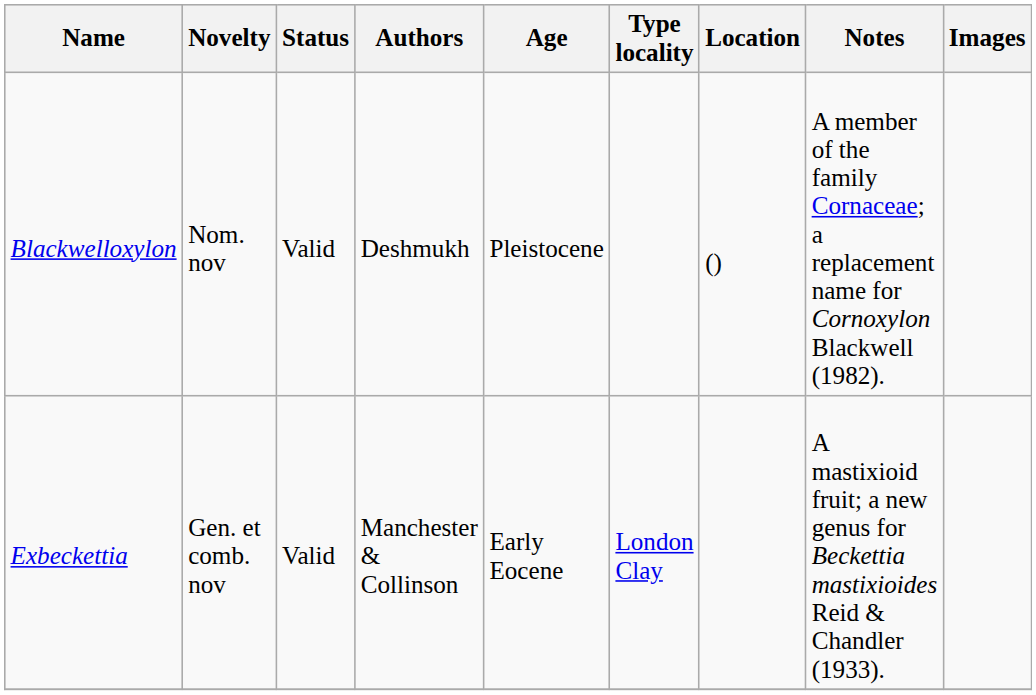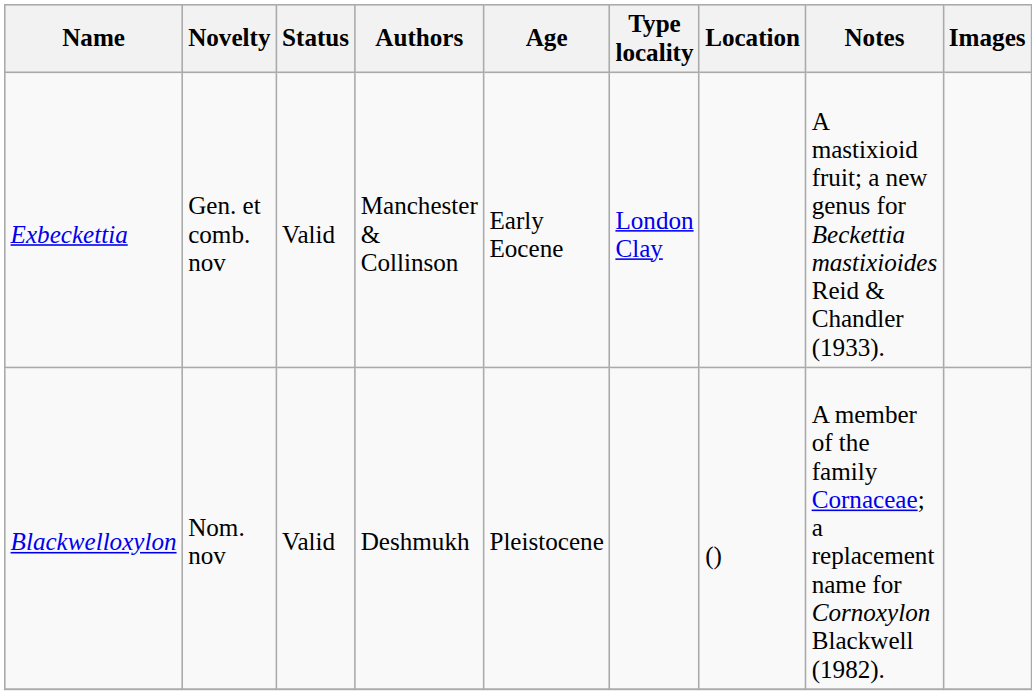rows swapped: (94, 247) <-> (69, 556)
